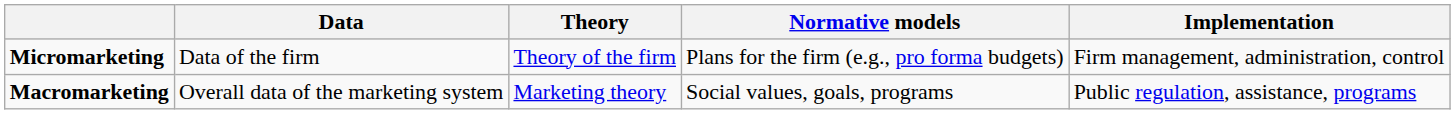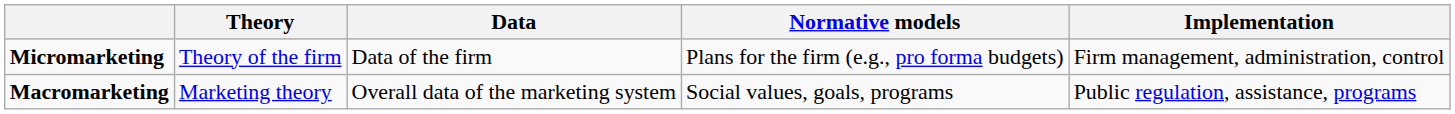columns swapped: (341, 21) <-> (595, 21)
